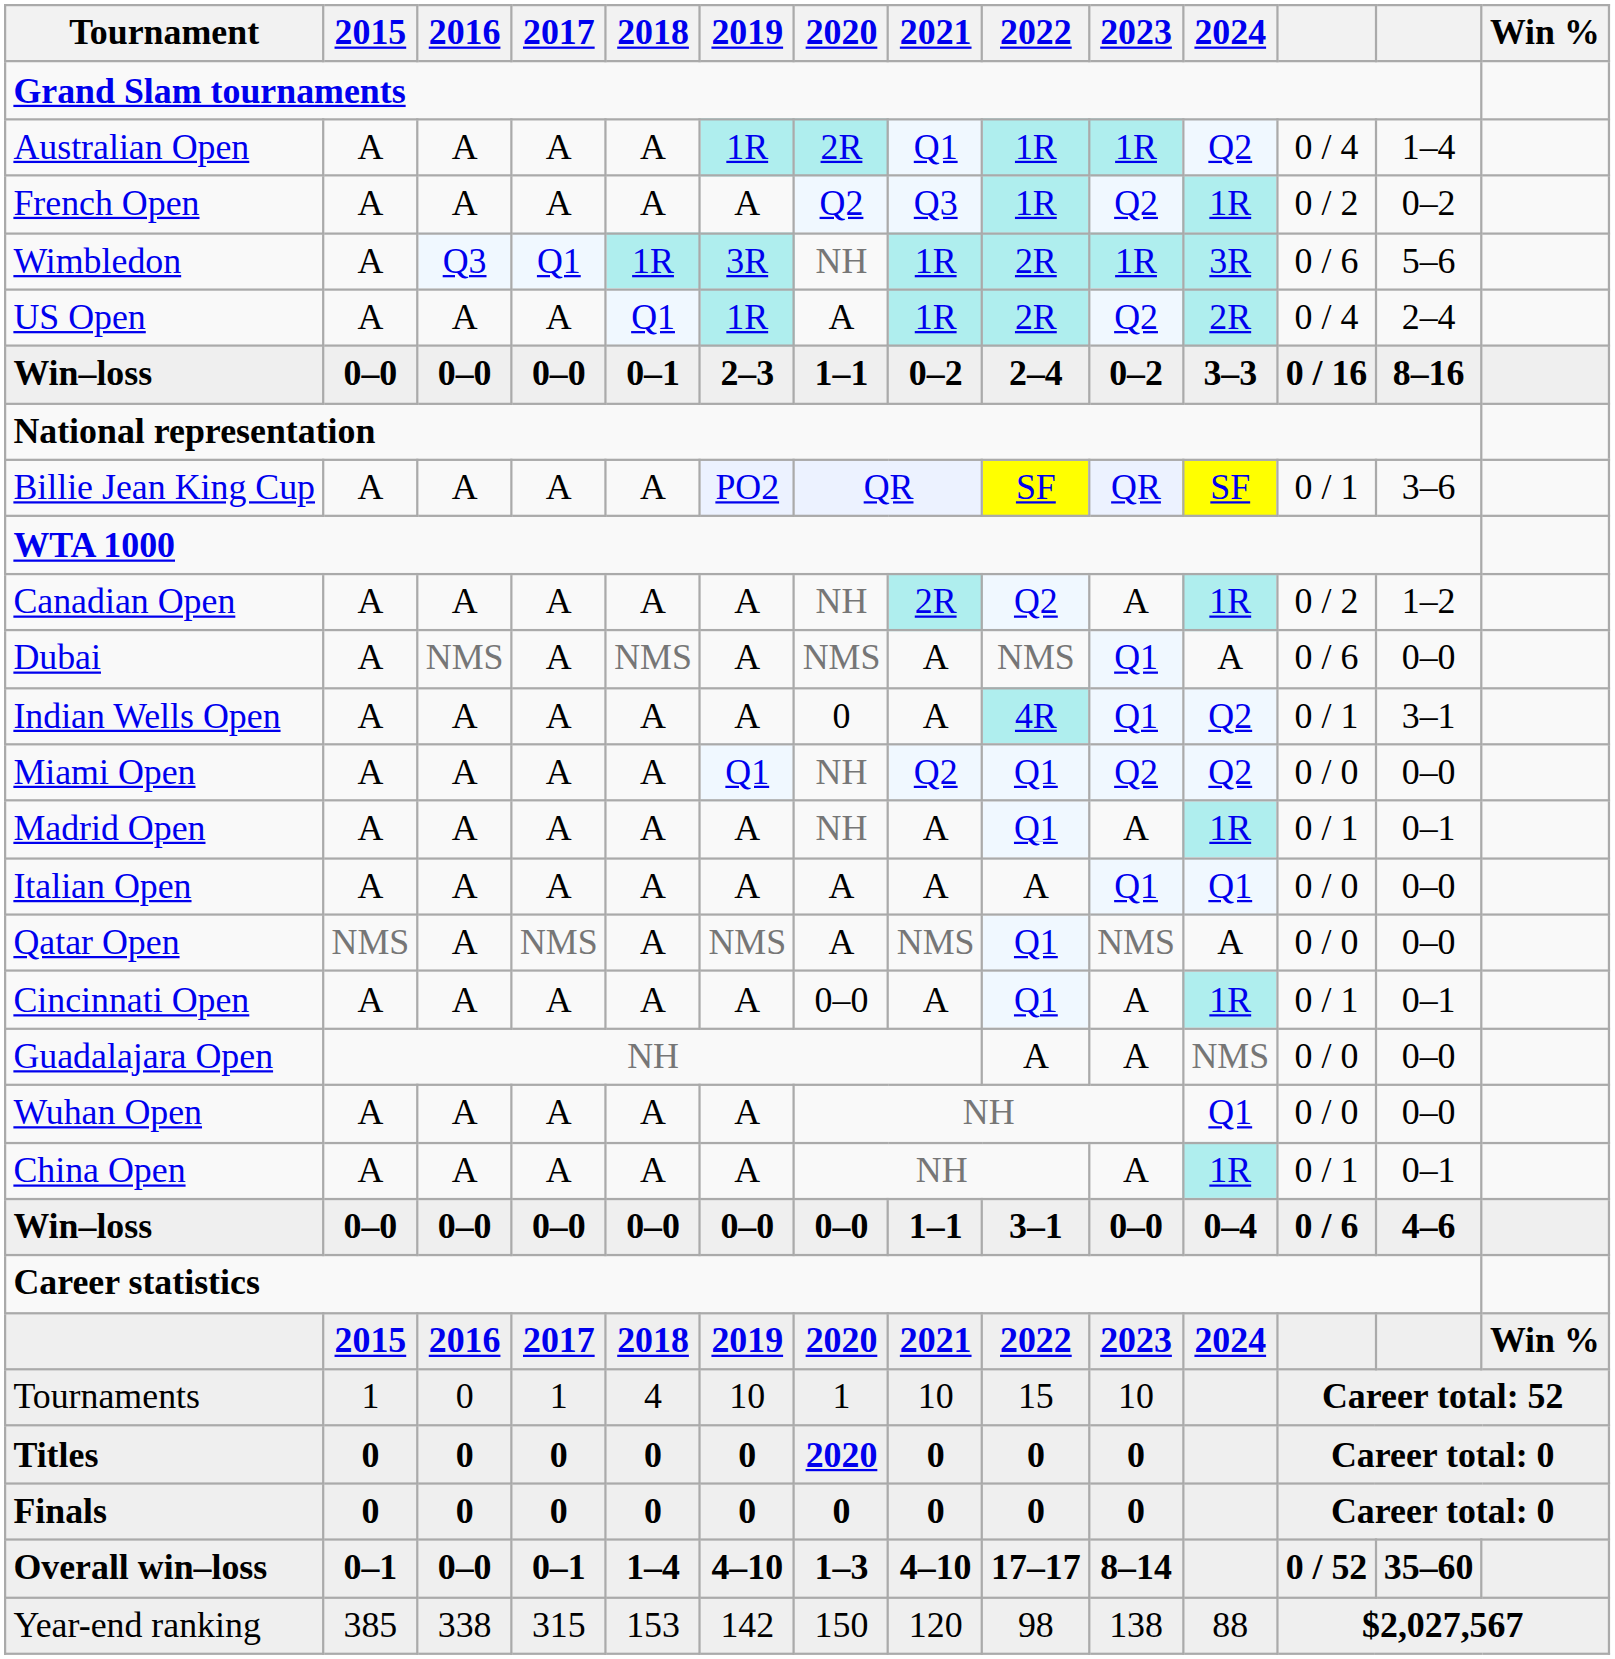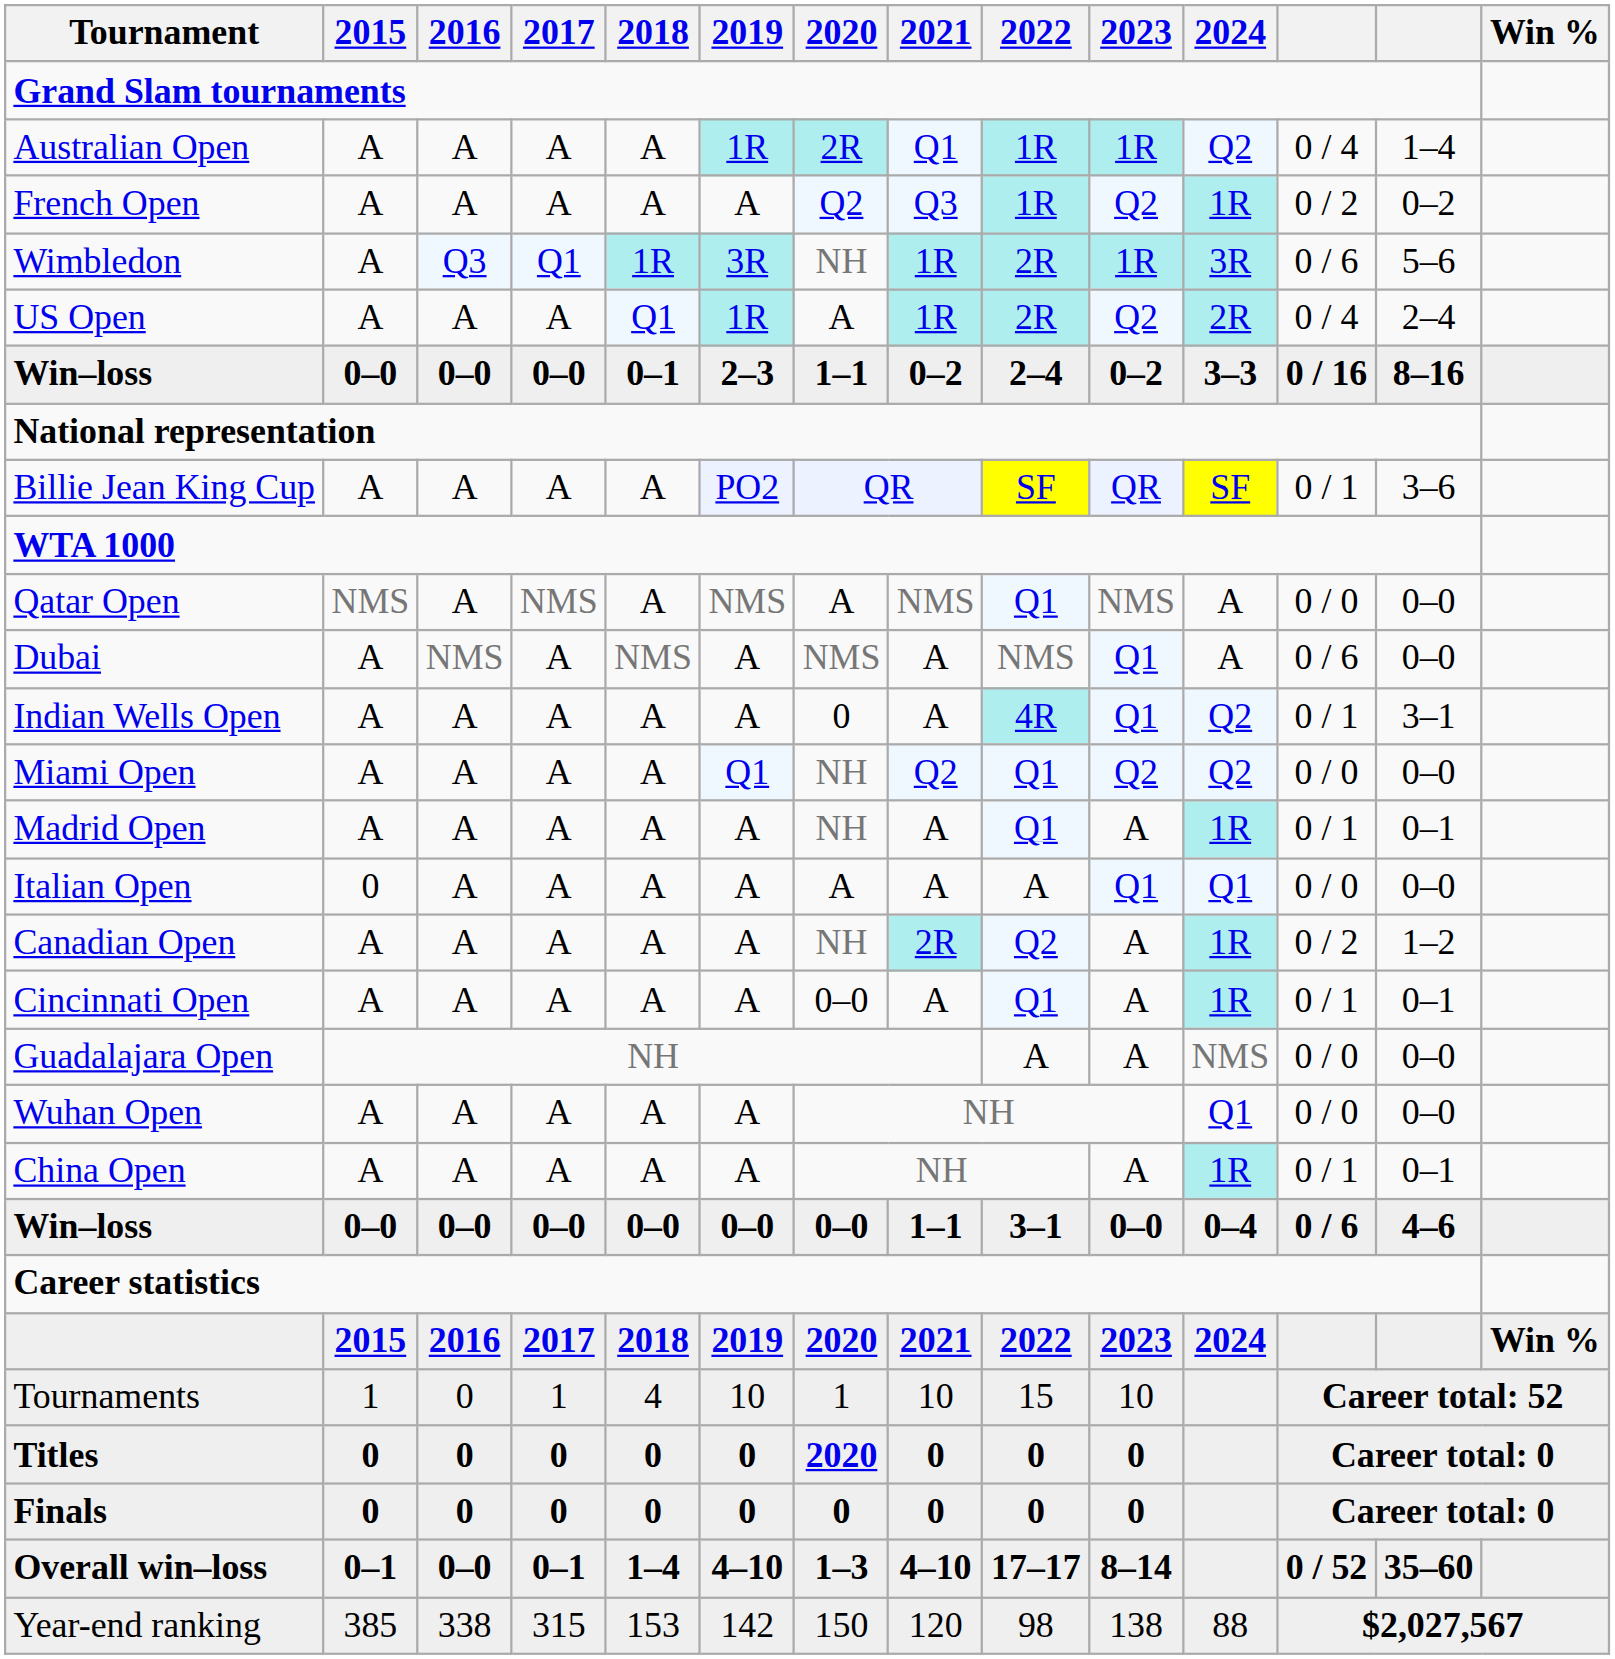rows swapped: (96, 942) <-> (124, 601)
(370, 885) A -> (370, 885) 0
